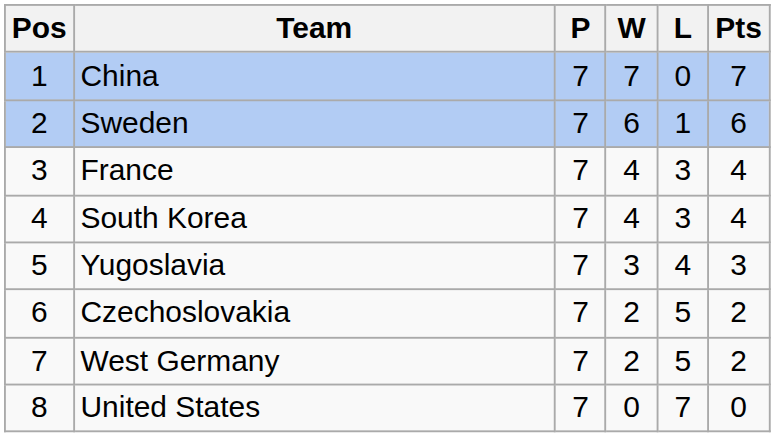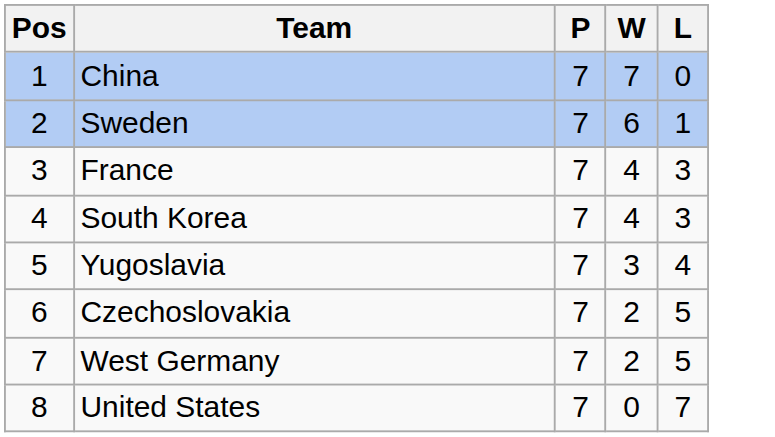- column: (739, 28)
